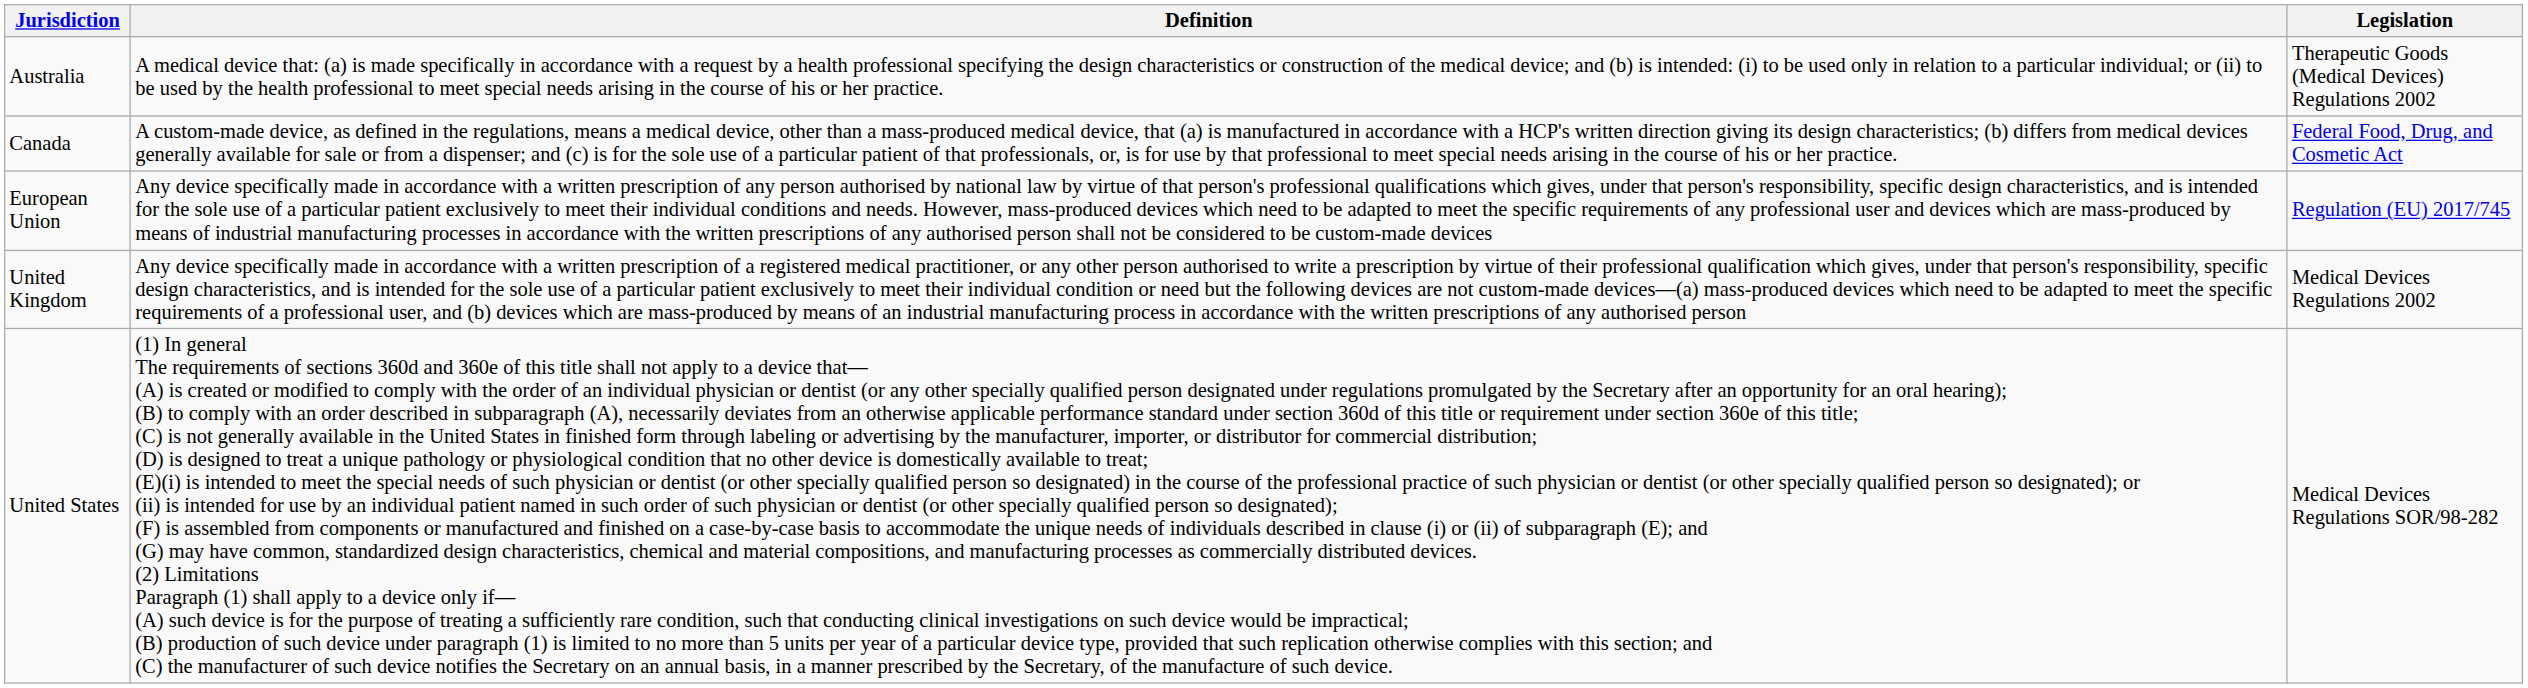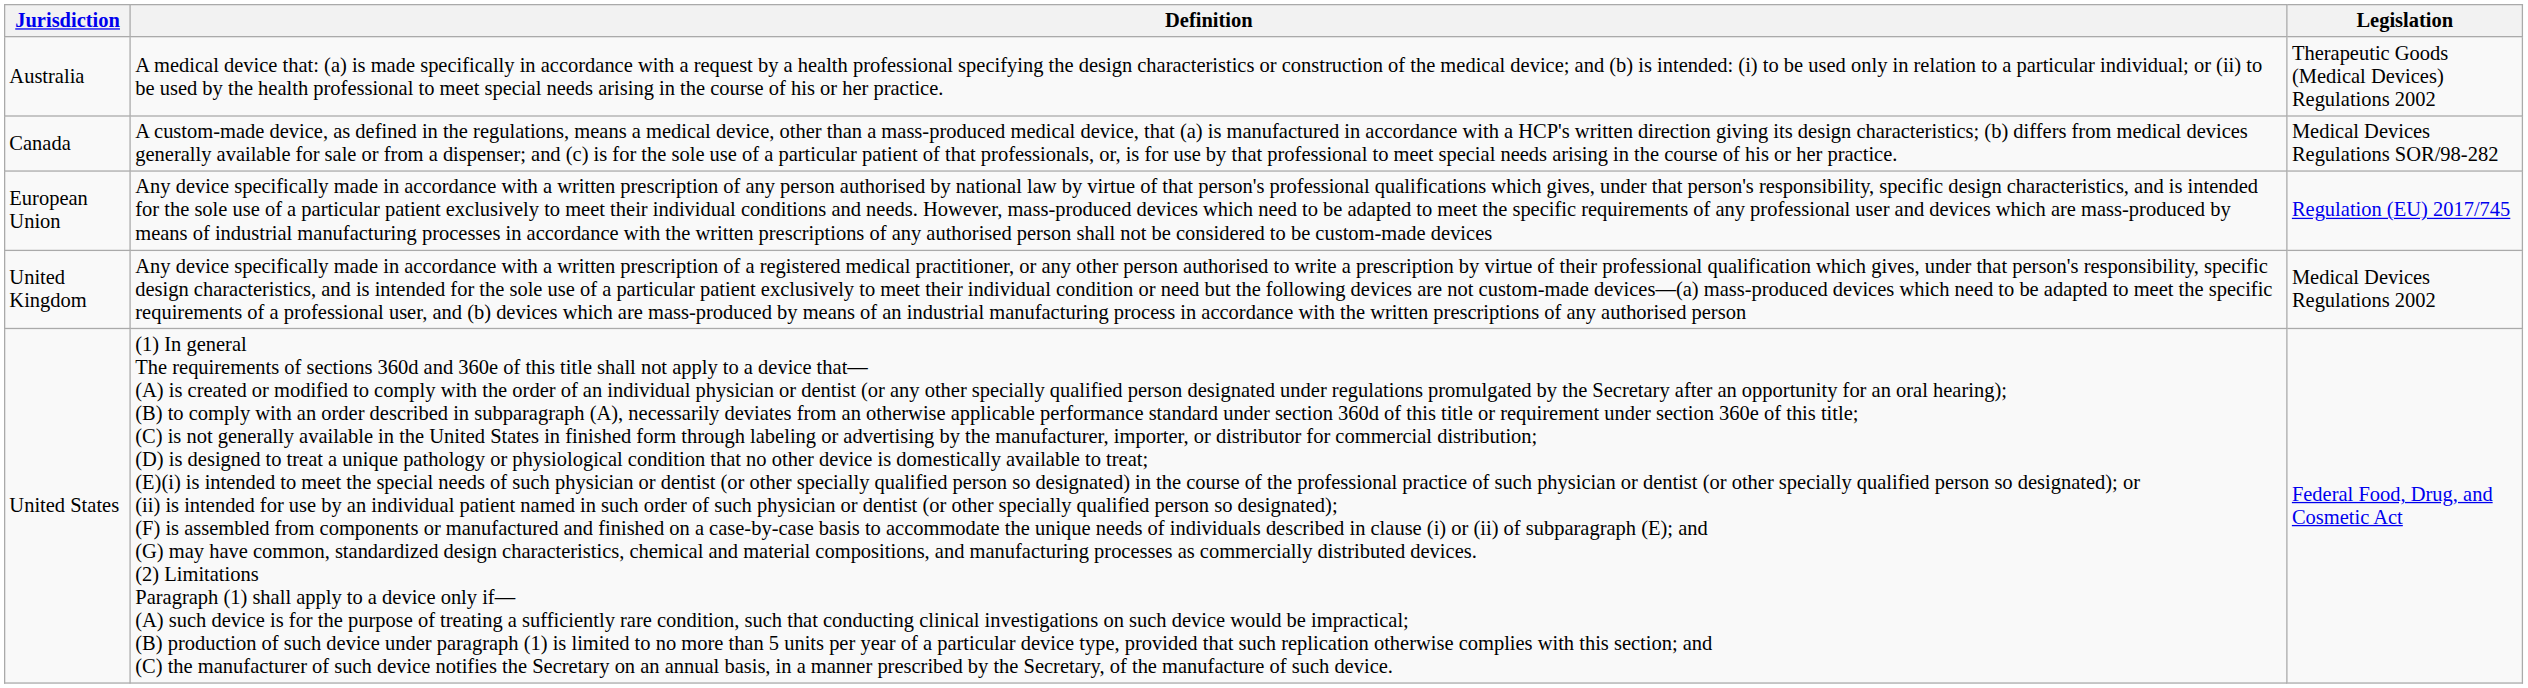(2392, 143) Federal Food, Drug, and Cosmetic Act -> (2395, 143) Medical Devices Regulations SOR/98-282
(2395, 505) Medical Devices Regulations SOR/98-282 -> (2392, 505) Federal Food, Drug, and Cosmetic Act
